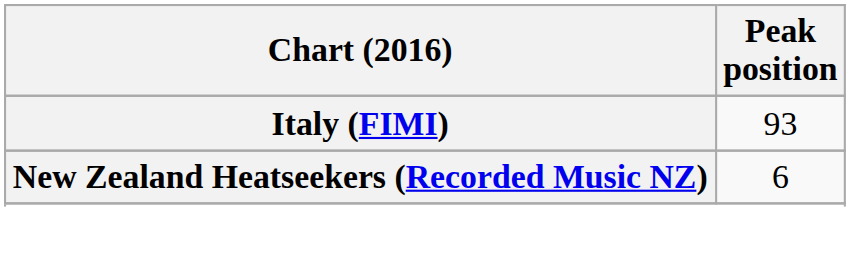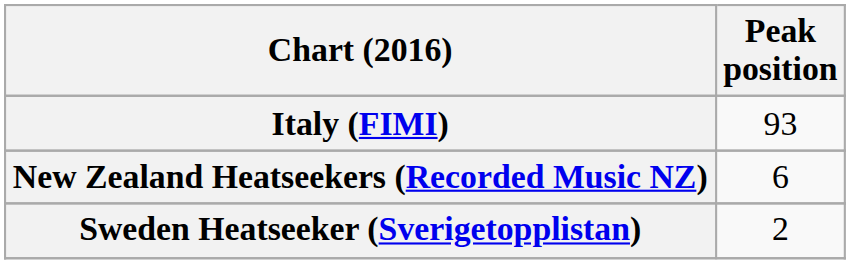+ row: (360, 229)
